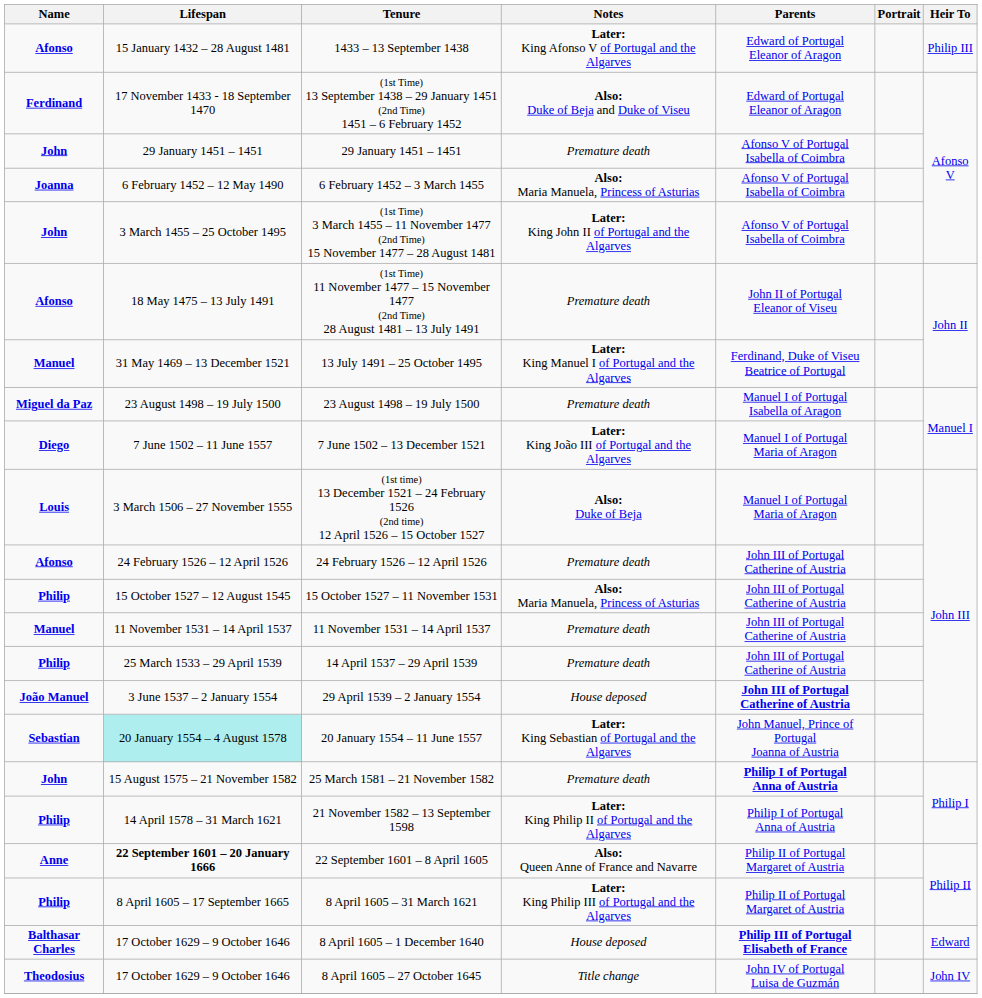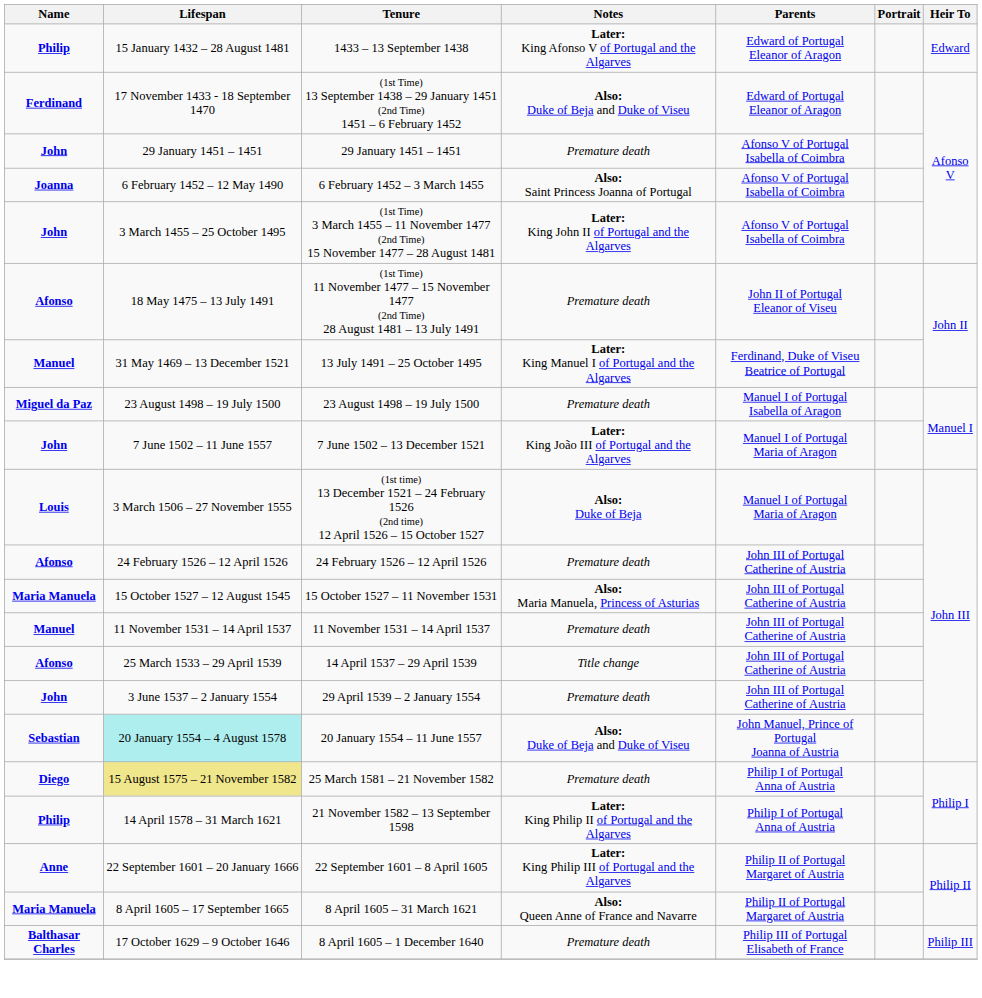(54, 48) Afonso -> (54, 48) Philip
(950, 48) Philip III -> (950, 48) Edward
(608, 184) Also: Maria Manuela, Princess of Asturias -> (608, 184) Also: Saint Princess Joanna of Portugal
(54, 445) Diego -> (54, 445) John
(54, 595) Philip -> (54, 595) Maria Manuela
(54, 663) Philip -> (54, 663) Afonso
(608, 663) Premature death -> (608, 663) Title change
(54, 697) João Manuel -> (54, 697) John
(608, 697) House deposed -> (608, 697) Premature death
(795, 697) bold -> (795, 697) normal
(608, 738) Later: King Sebastian of Portugal and the Algarves -> (608, 738) Also: Duke of Beja and Duke of Viseu
(54, 779) John -> (54, 779) Diego
(203, 779) no background -> (202, 779) khaki background
(795, 779) bold -> (795, 779) normal
(203, 860) bold -> (202, 867) normal
(608, 860) Also: Queen Anne of France and Navarre -> (608, 867) Later: King Philip III of Portugal and the Algarves
(54, 901) Philip -> (54, 908) Maria Manuela
(608, 901) Later: King Philip III of Portugal and the Algarves -> (608, 908) Also: Queen Anne of France and Navarre
(608, 942) House deposed -> (608, 942) Premature death
(795, 942) bold -> (795, 942) normal
(950, 942) Edward -> (950, 942) Philip III
- row: (402, 976)
